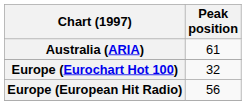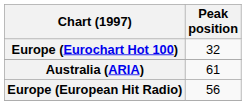rows swapped: (95, 49) <-> (95, 69)
